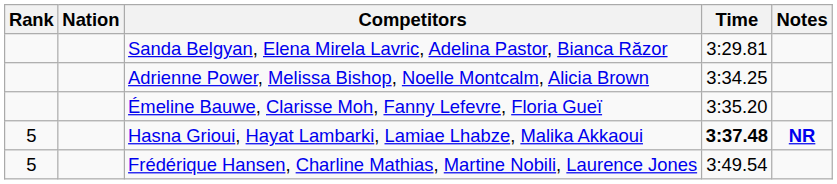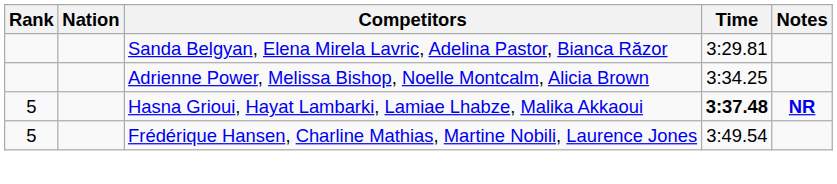- row: (365, 107)
